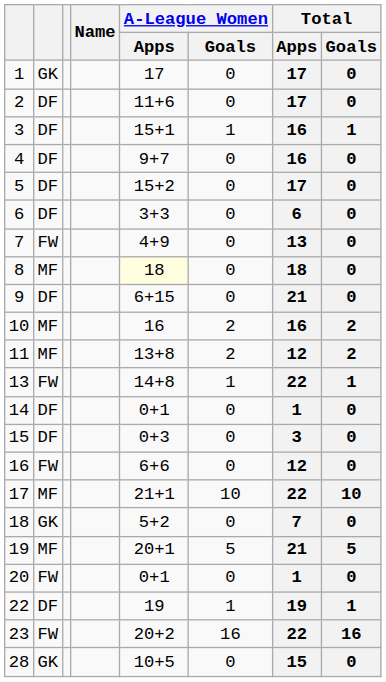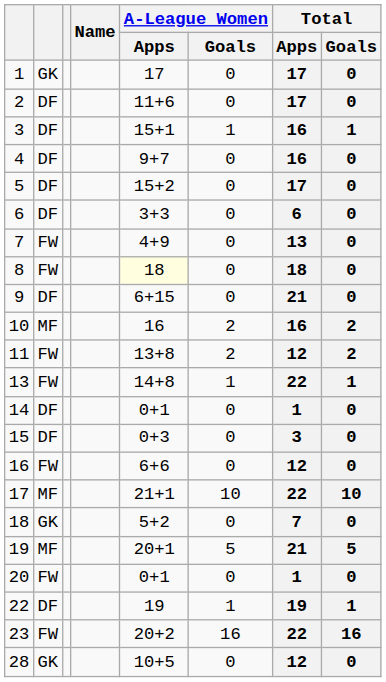(48, 270) MF -> (48, 270) FW
(48, 354) MF -> (48, 354) FW
(297, 662) 15 -> (297, 662) 12
